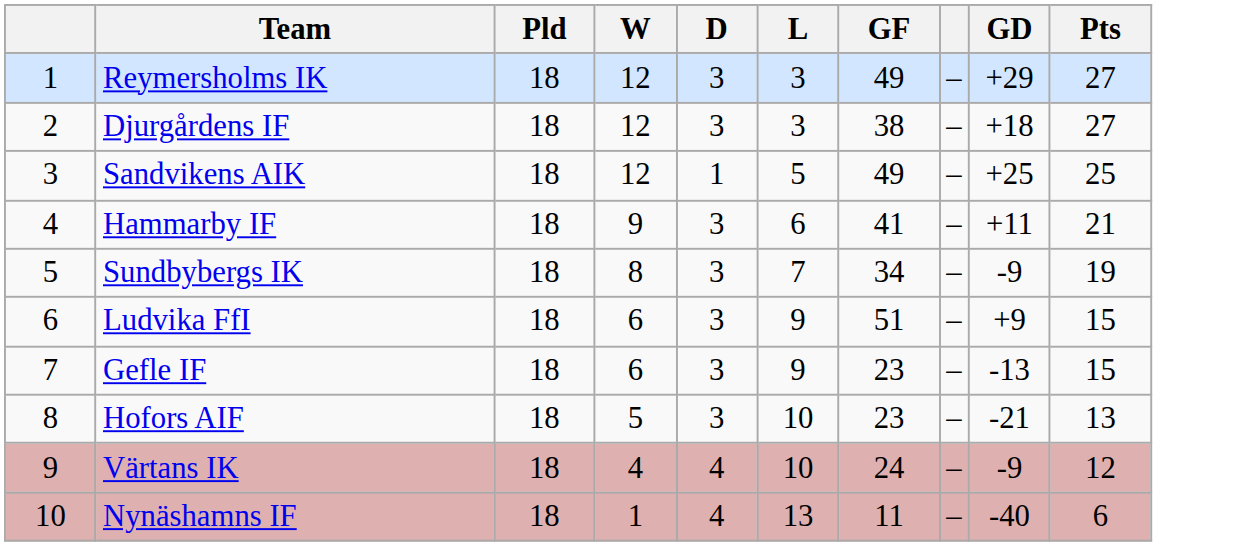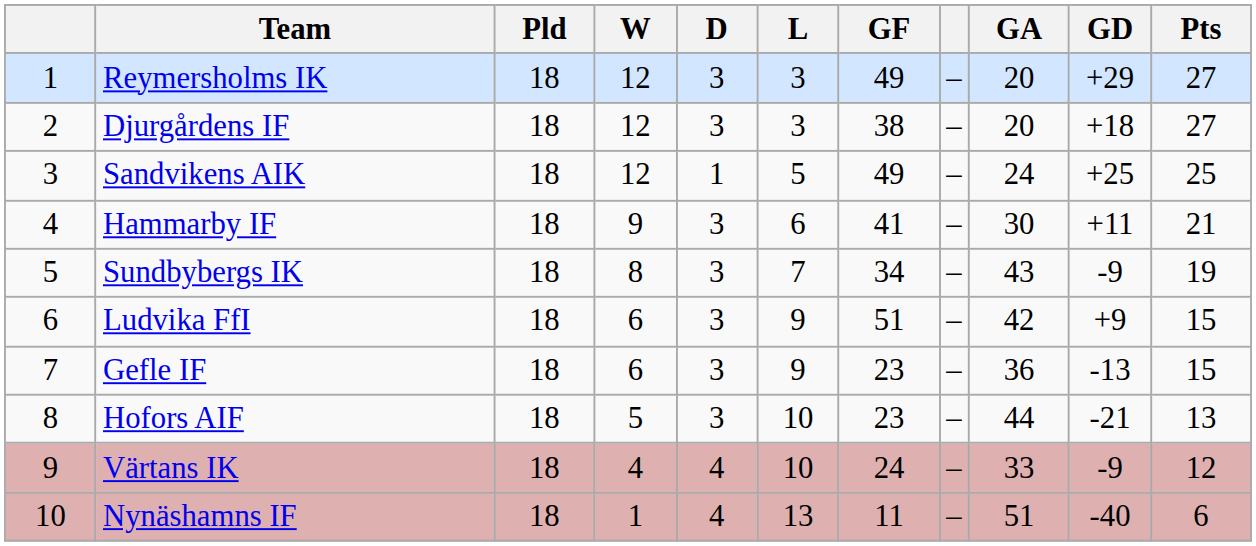+ column: (1019, 28)
